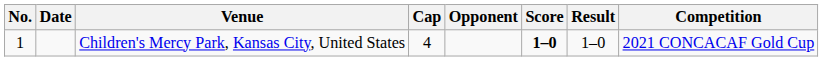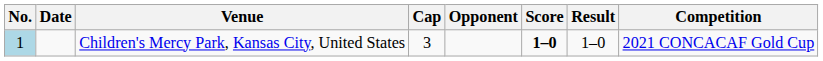(20, 42) no background -> (20, 42) lightblue background
(427, 42) 4 -> (427, 42) 3
